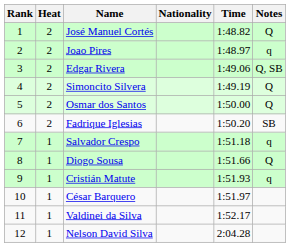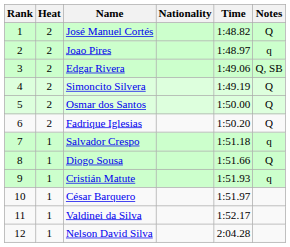(269, 123) SB -> (269, 123) Q
